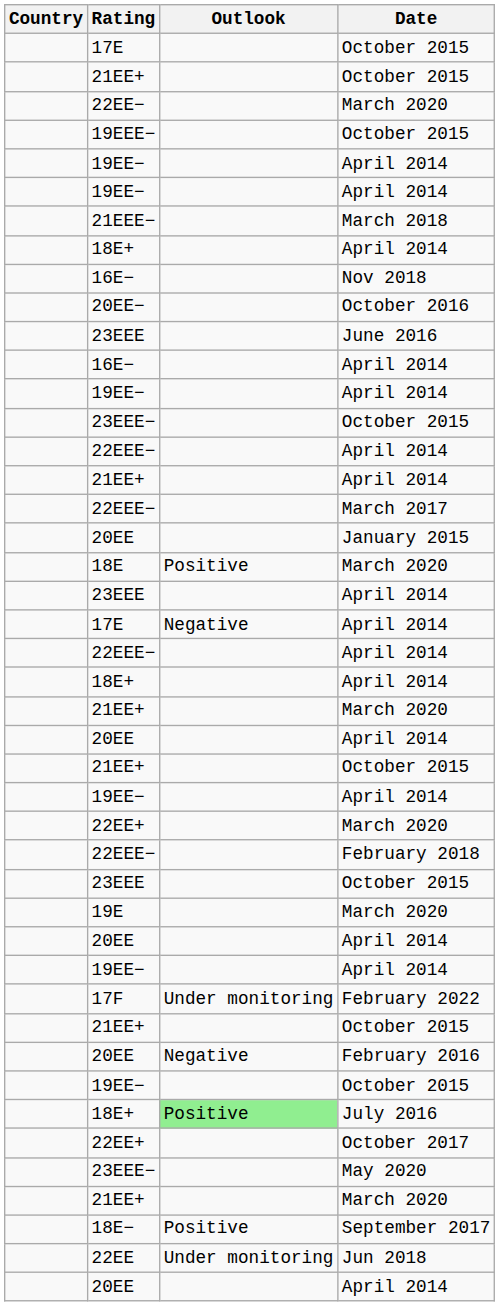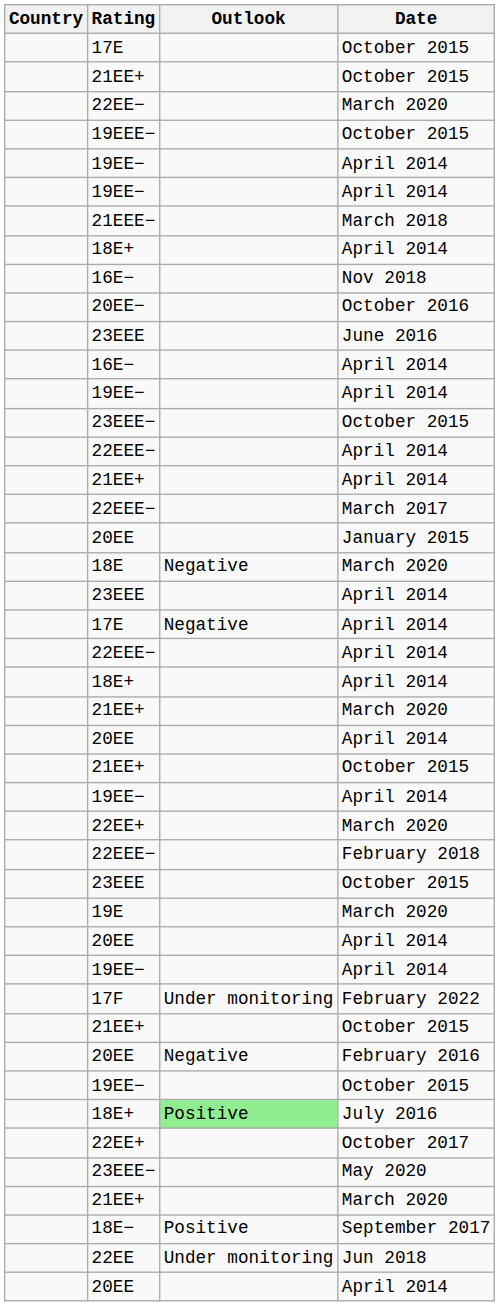(206, 567) Positive -> (206, 567) Negative
